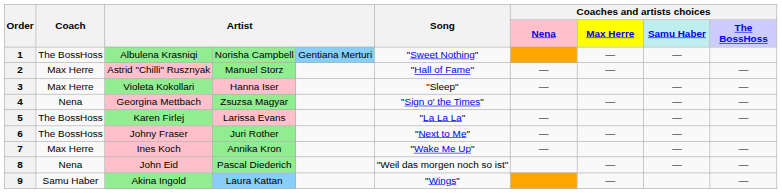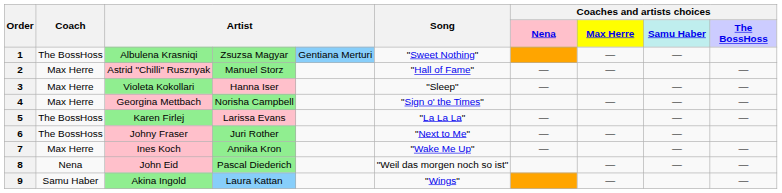(254, 54) Norisha Campbell -> (254, 54) Zsuzsa Magyar
(70, 102) Nena -> (70, 102) Max Herre
(254, 102) Zsuzsa Magyar -> (254, 102) Norisha Campbell
